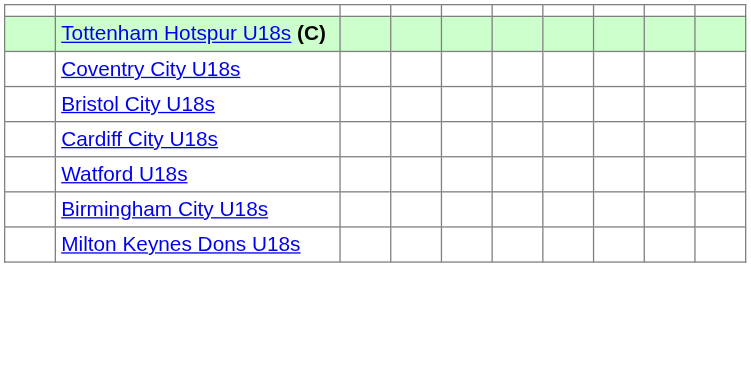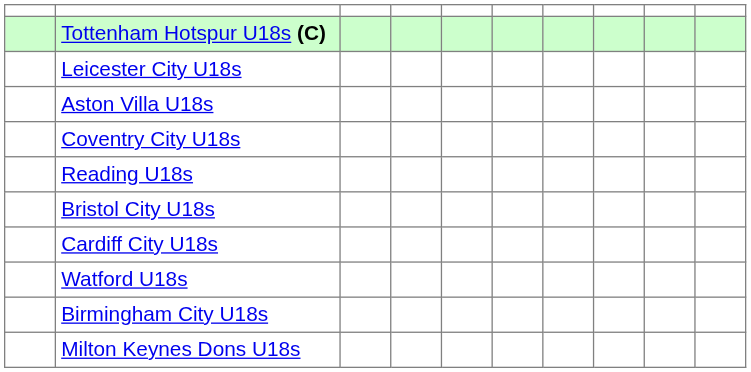+ row: (151, 68)
+ row: (137, 103)
+ row: (127, 174)
